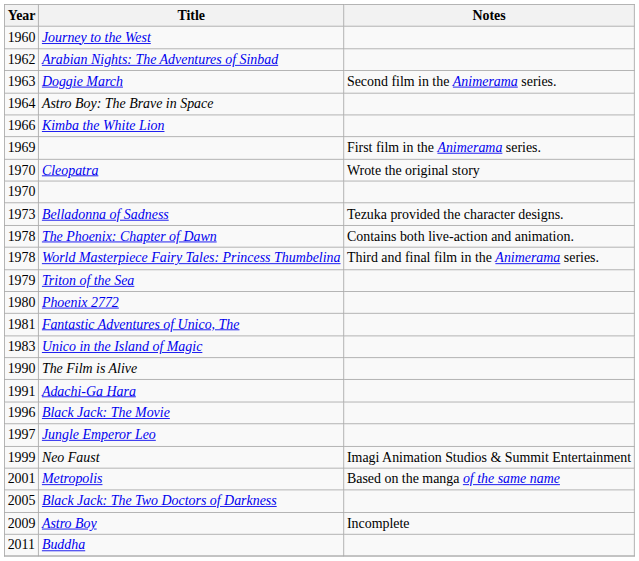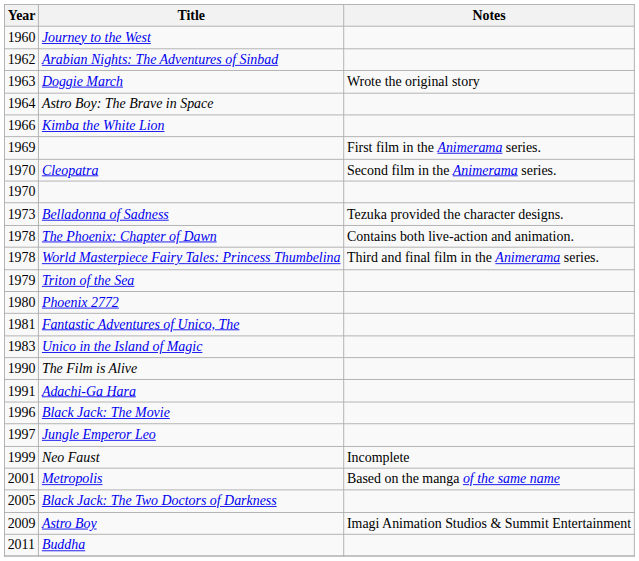(452, 81) Second film in the Animerama series. -> (413, 81) Wrote the original story
(413, 170) Wrote the original story -> (452, 170) Second film in the Animerama series.
(489, 457) Imagi Animation Studios & Summit Entertainment -> (378, 457) Incomplete
(378, 523) Incomplete -> (489, 523) Imagi Animation Studios & Summit Entertainment
